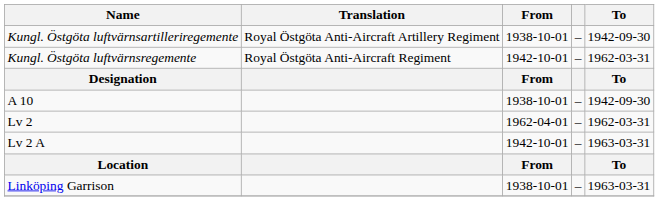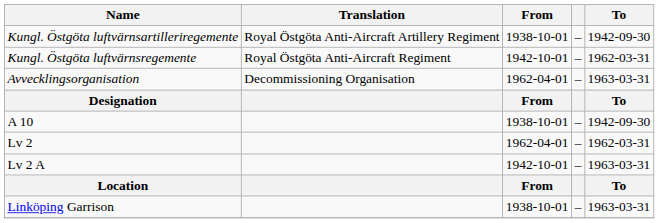+ row: (73, 79)
